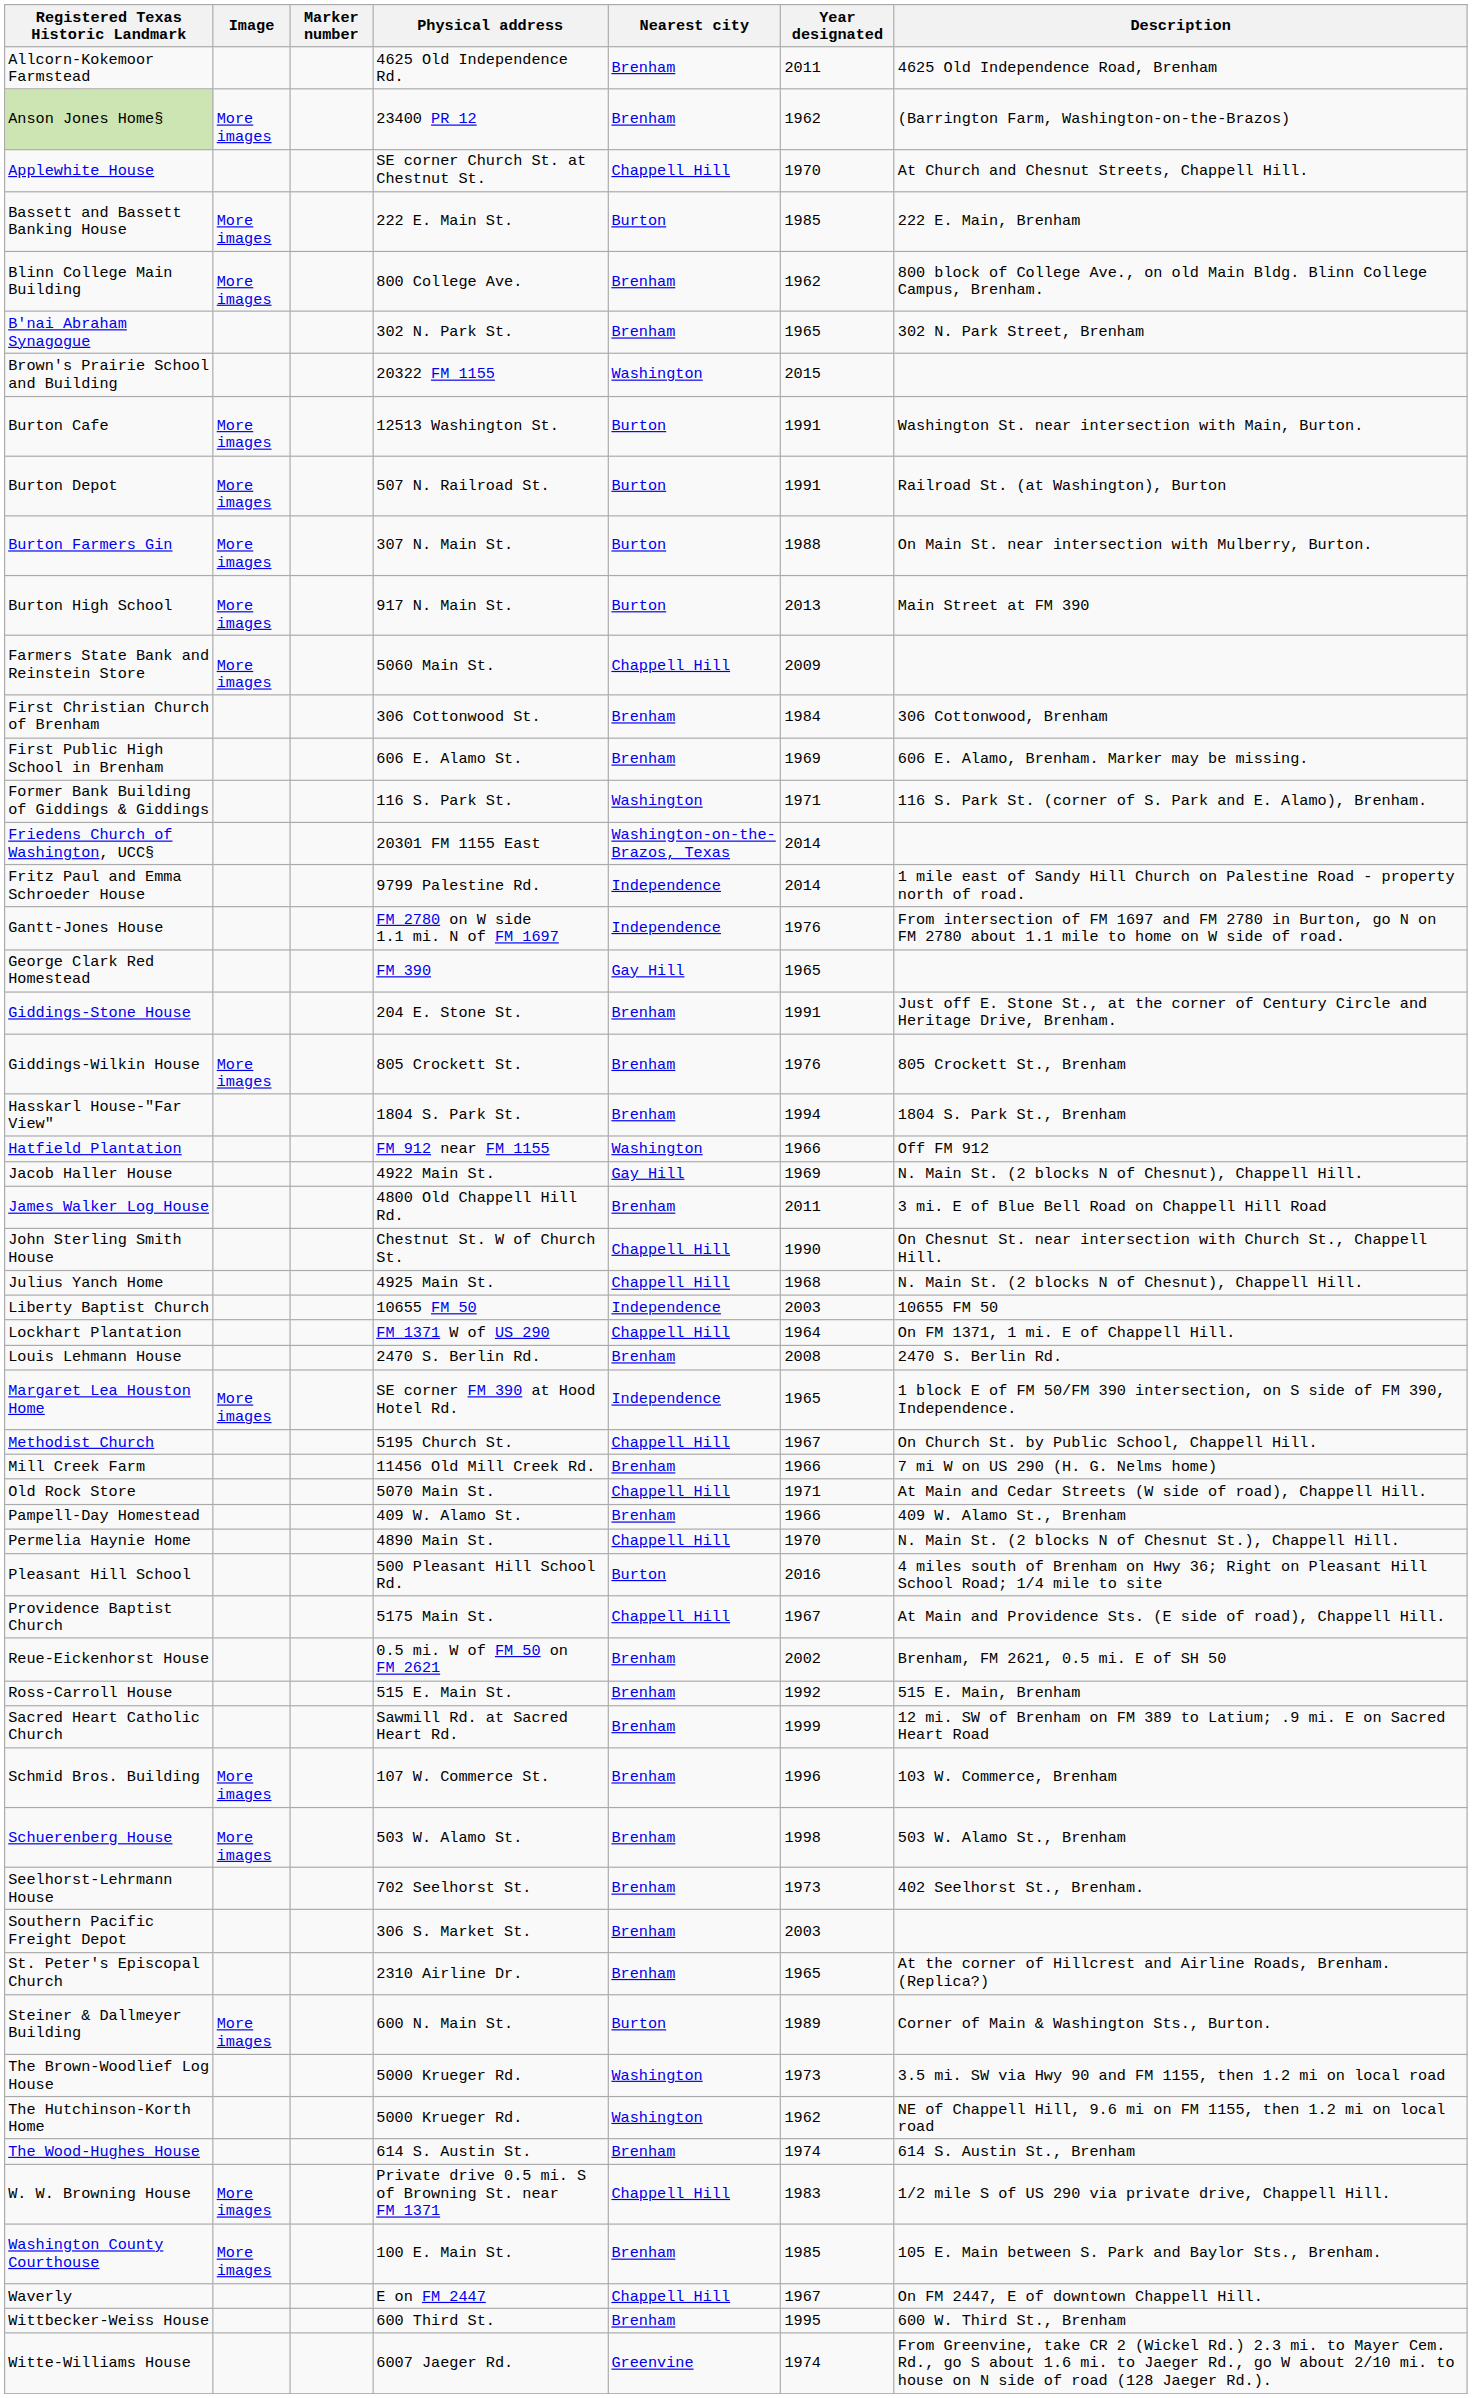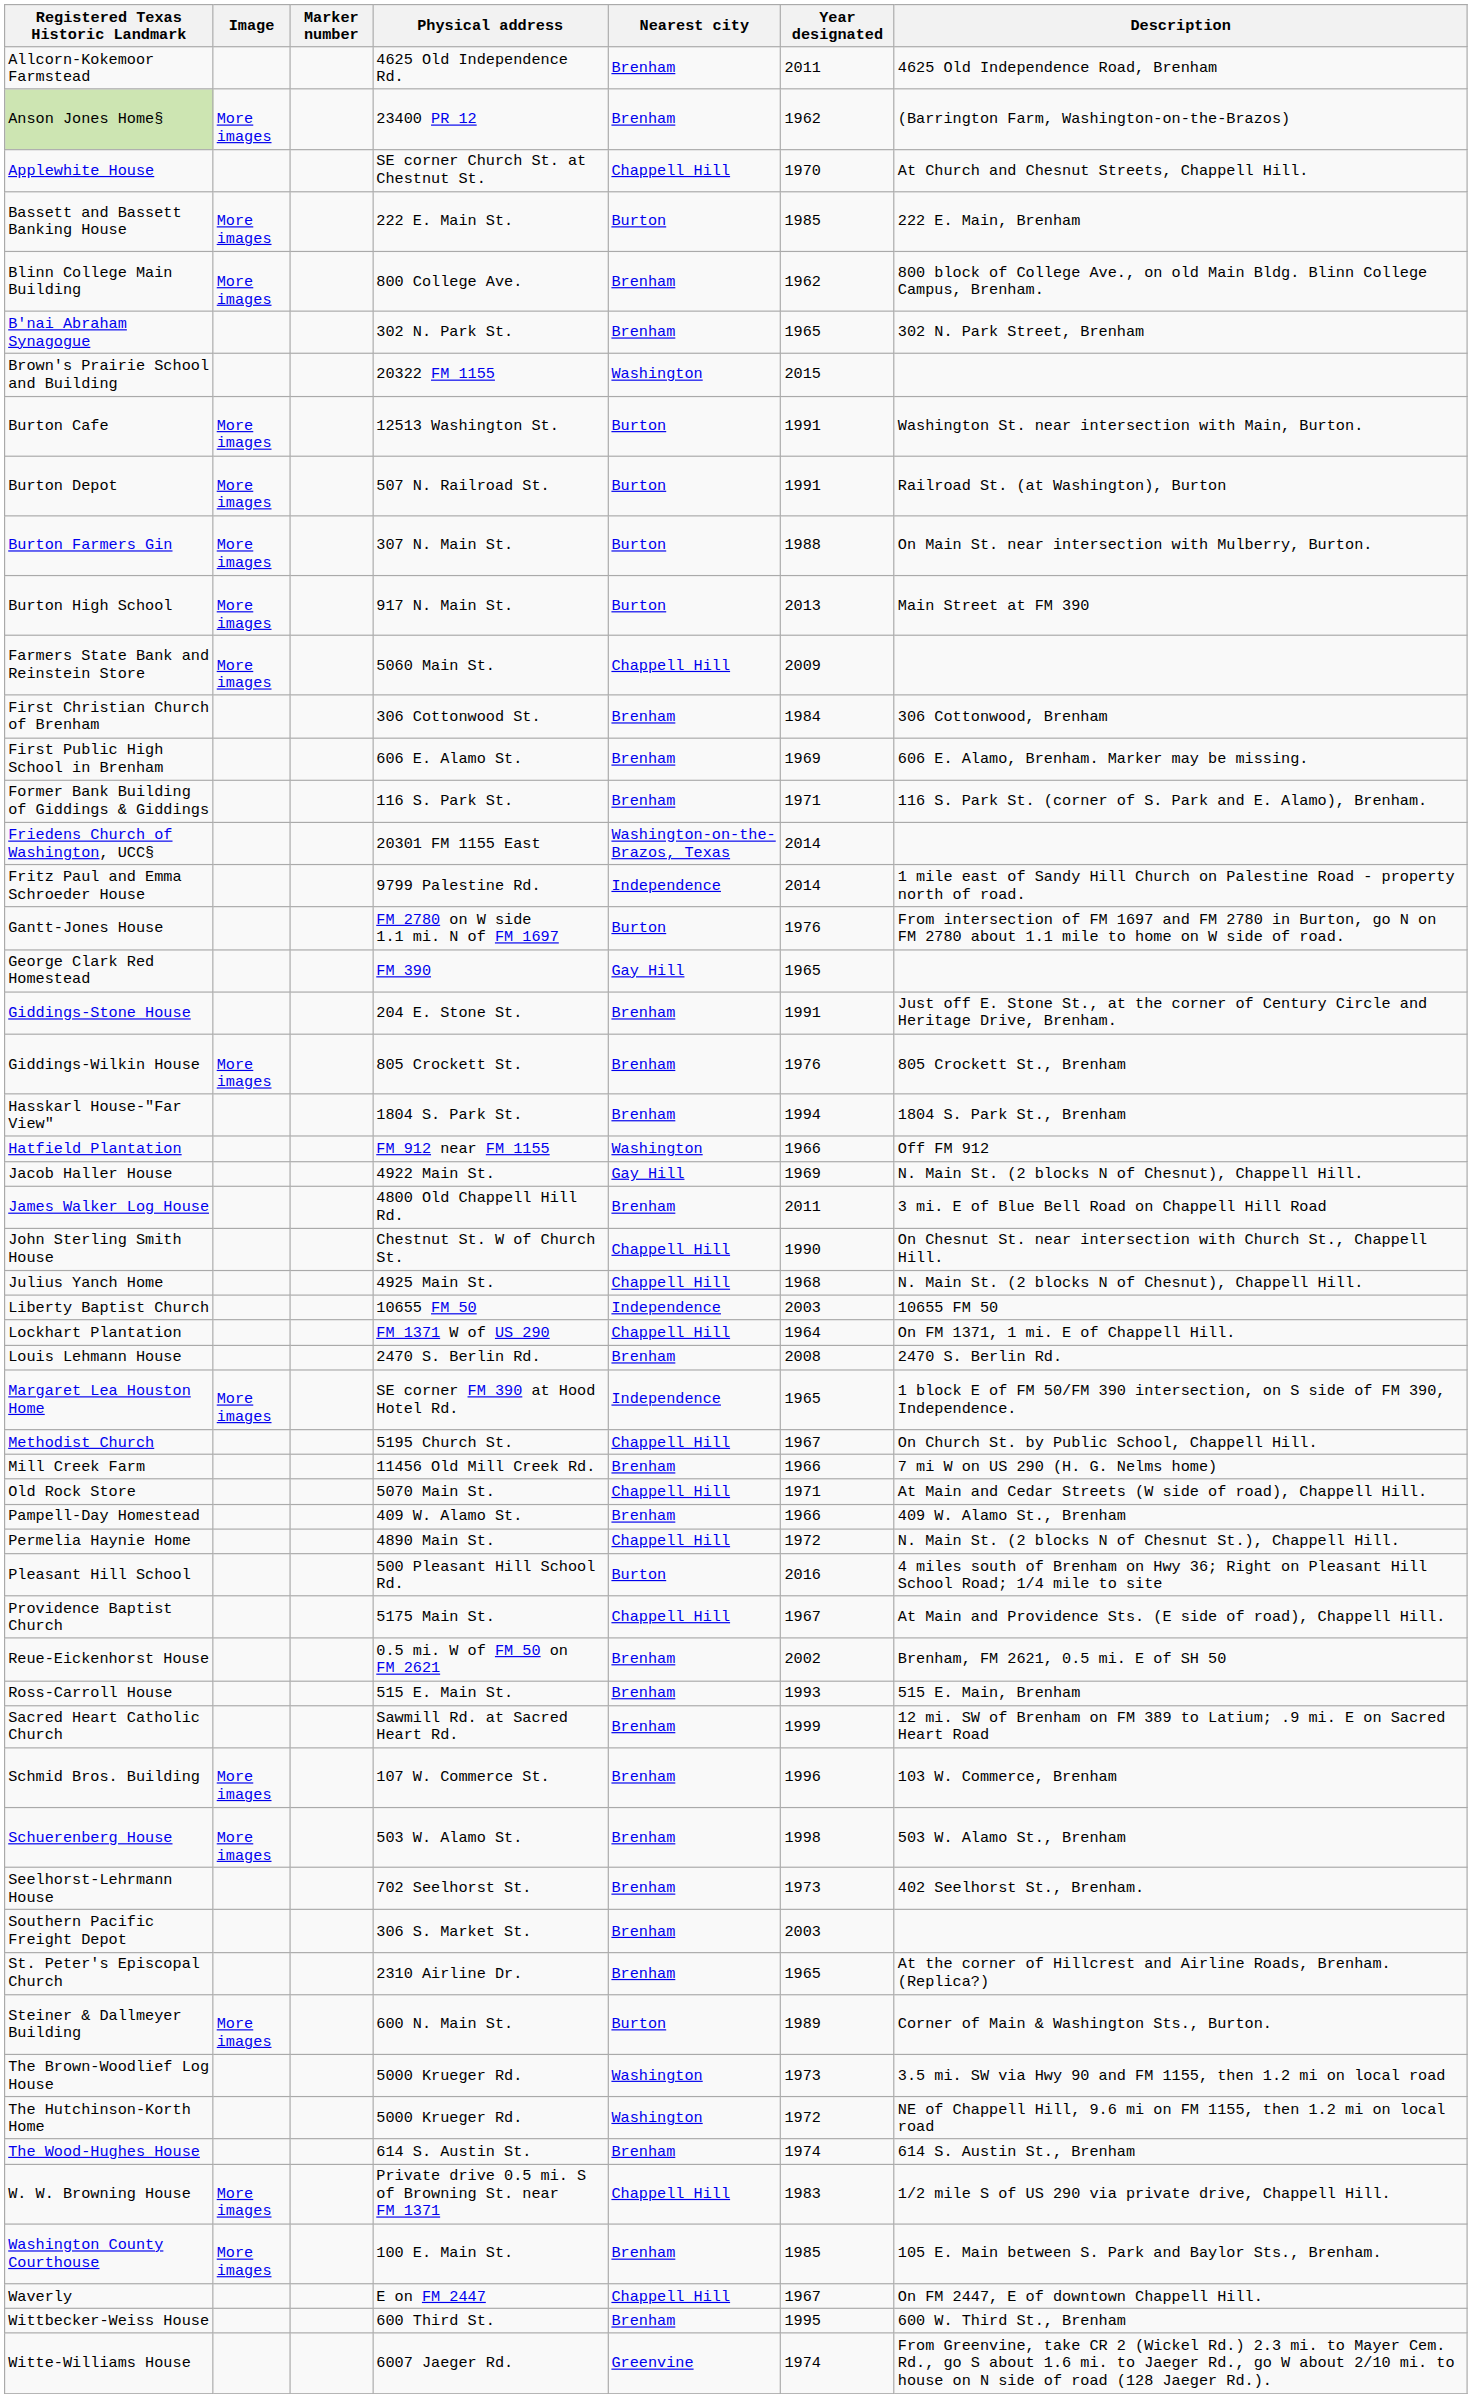(657, 801) Washington -> (643, 801) Brenham
(666, 928) Independence -> (639, 928) Burton
(803, 1541) 1970 -> (803, 1541) 1972
(803, 1693) 1992 -> (803, 1693) 1993
(803, 2118) 1962 -> (803, 2118) 1972
